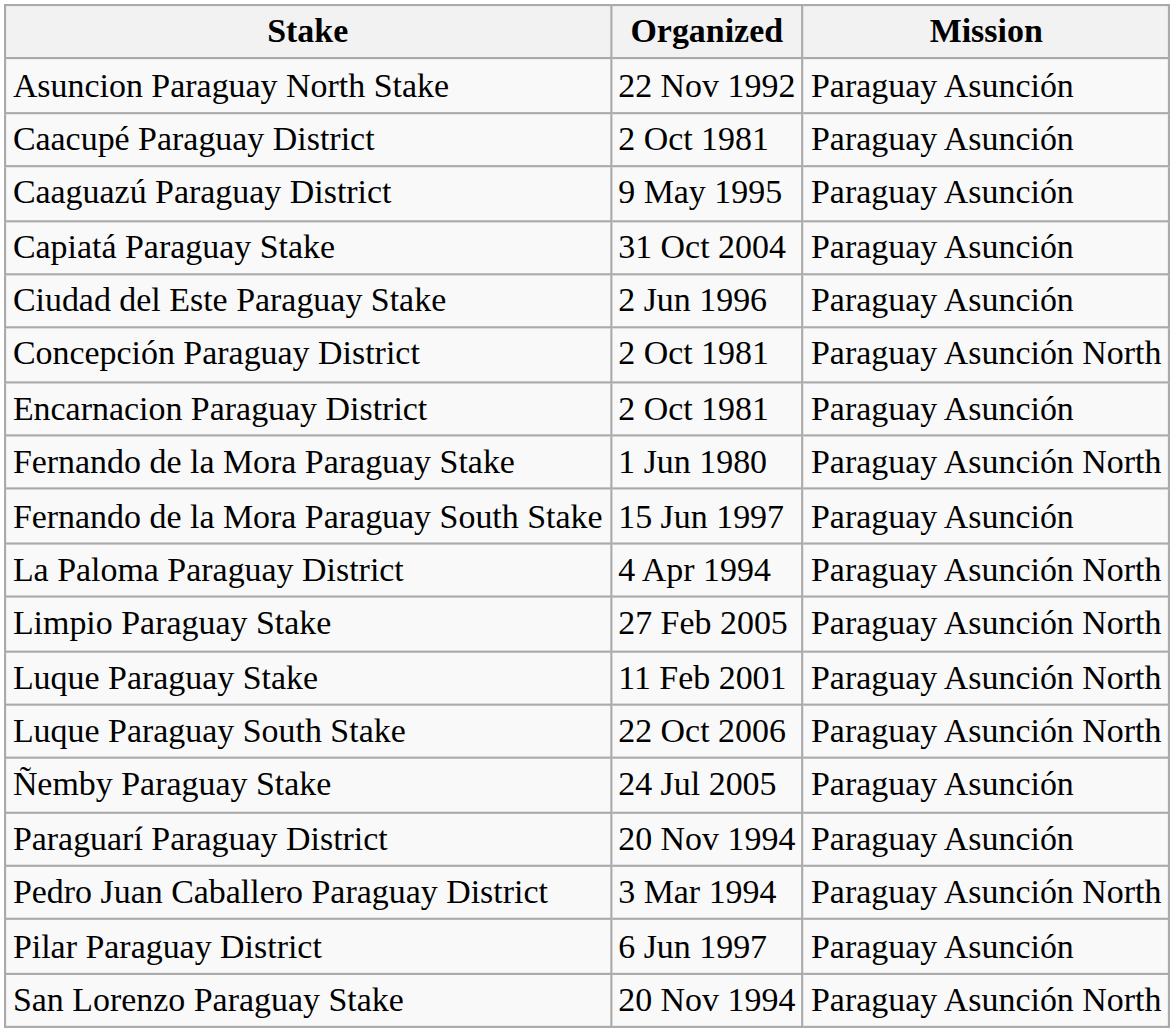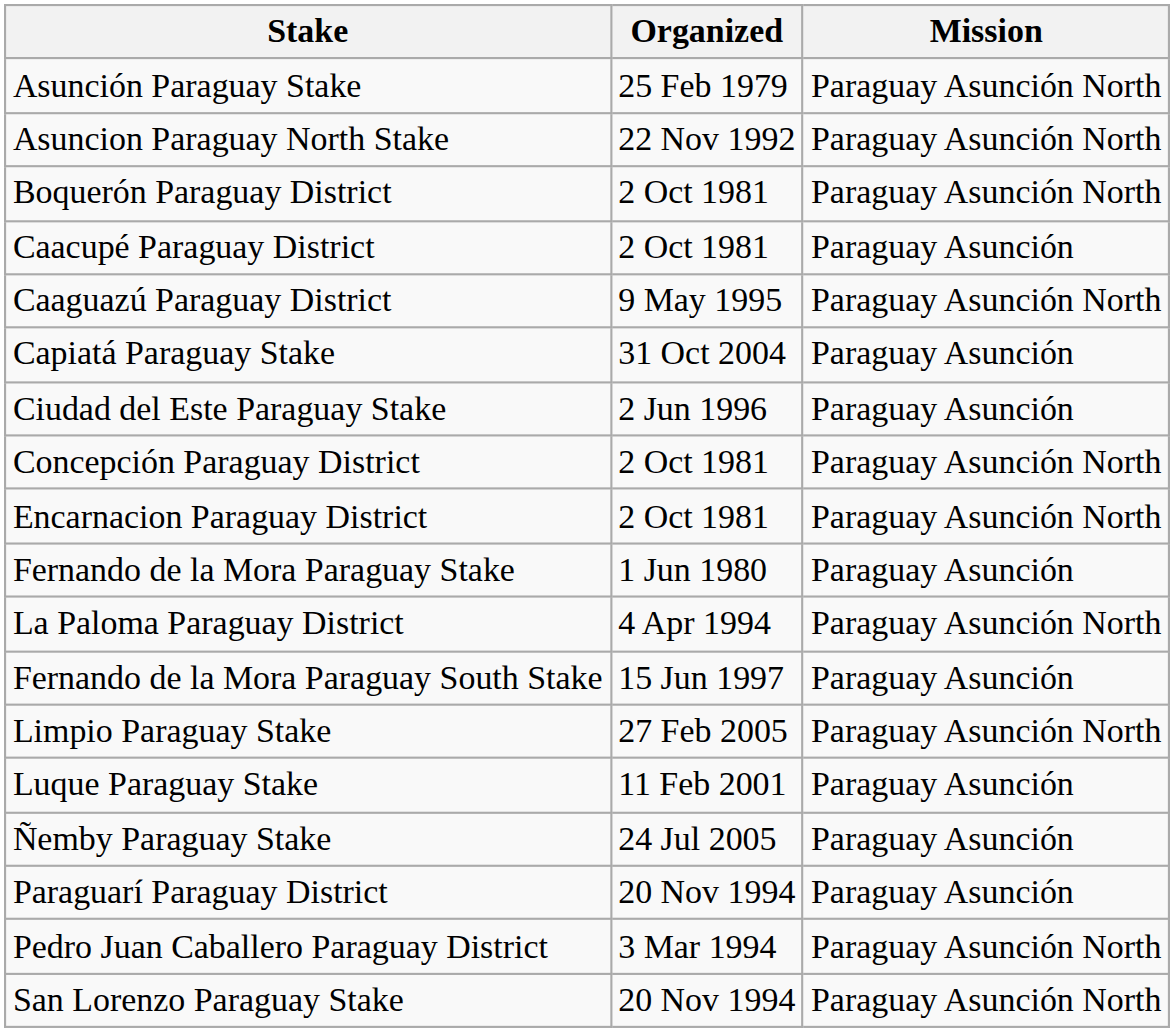+ row: (187, 85)
(942, 85) Paraguay Asunción -> (986, 138) Paraguay Asunción North
+ row: (202, 192)
(942, 192) Paraguay Asunción -> (986, 300) Paraguay Asunción North
(942, 407) Paraguay Asunción -> (986, 515) Paraguay Asunción North
(986, 461) Paraguay Asunción North -> (942, 569) Paraguay Asunción
rows swapped: (308, 515) <-> (208, 569)
(986, 676) Paraguay Asunción North -> (942, 784) Paraguay Asunción
- row: (209, 730)
- row: (167, 945)
